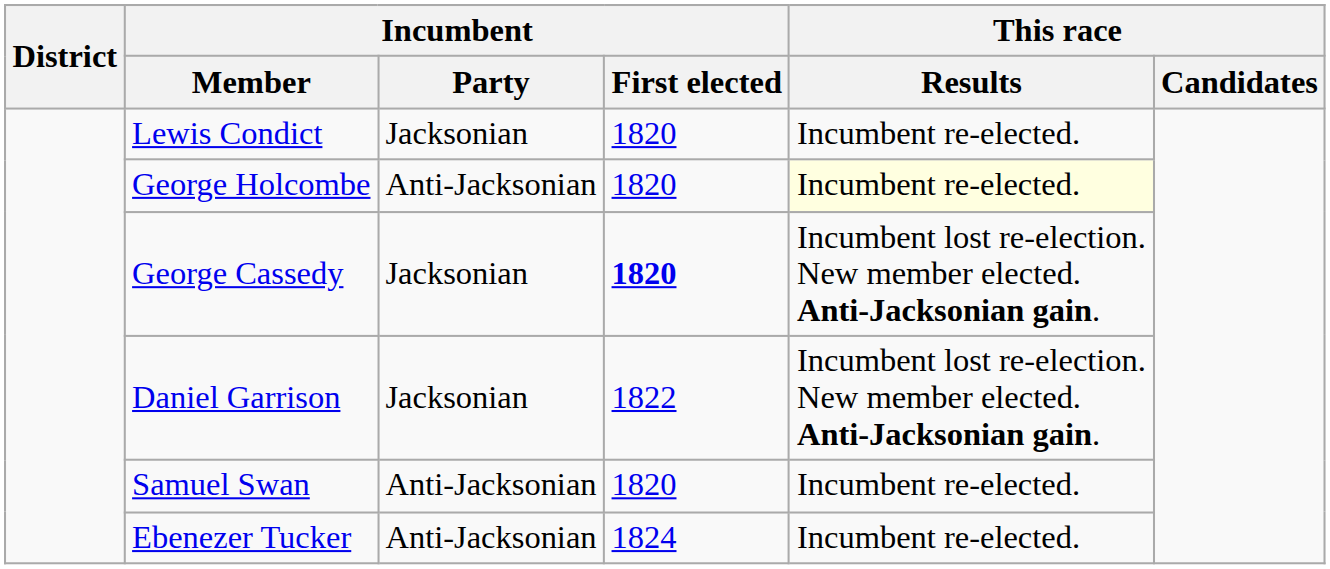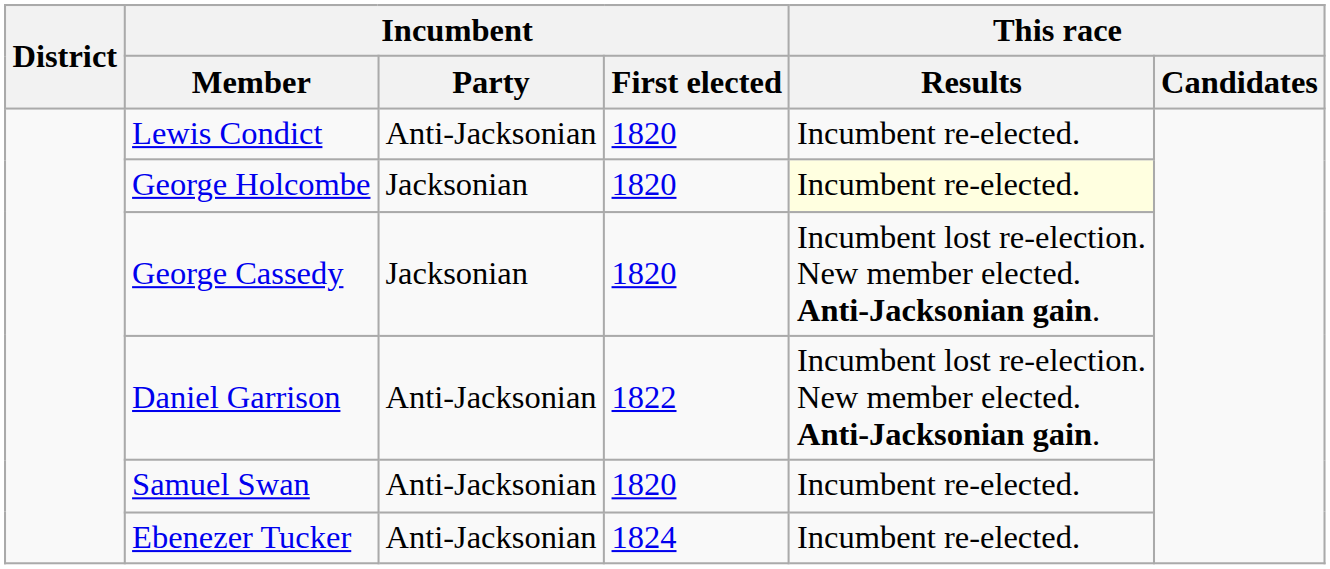(457, 133) Jacksonian -> (491, 133) Anti-Jacksonian
(491, 184) Anti-Jacksonian -> (457, 184) Jacksonian
(644, 272) bold -> (644, 272) normal
(457, 397) Jacksonian -> (491, 397) Anti-Jacksonian
